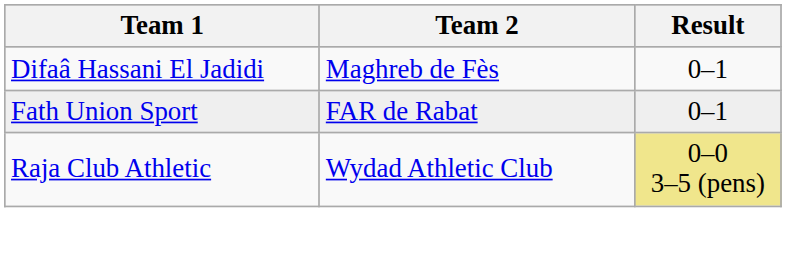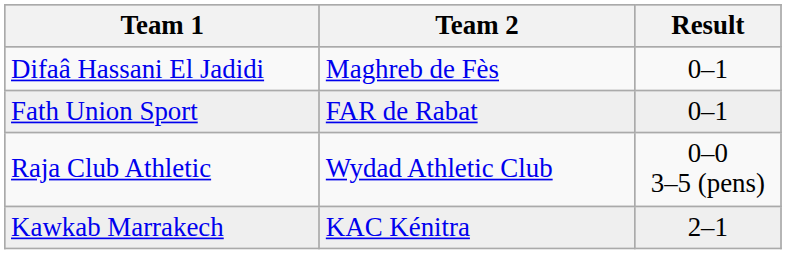(708, 168) khaki background -> (708, 168) no background
+ row: (117, 226)
